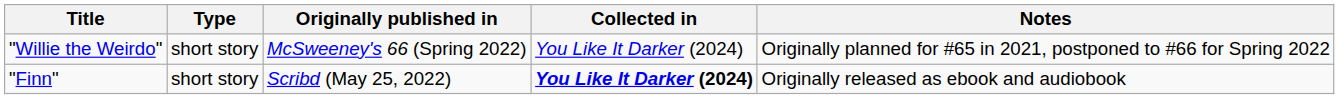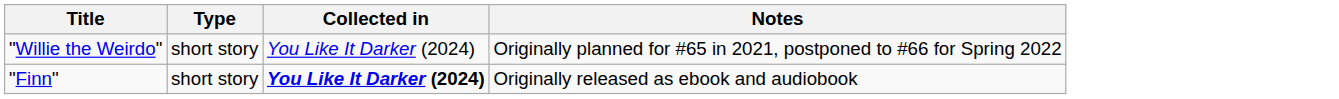- column: (397, 19)
